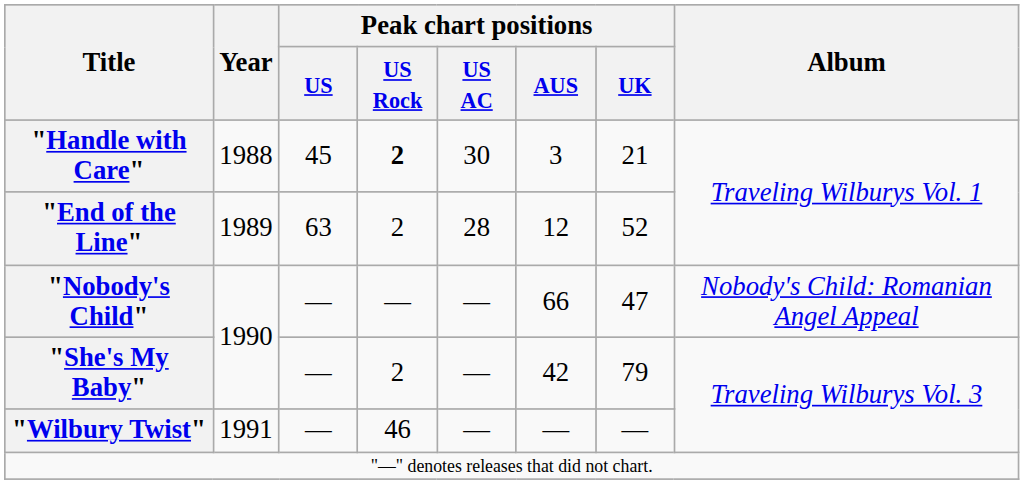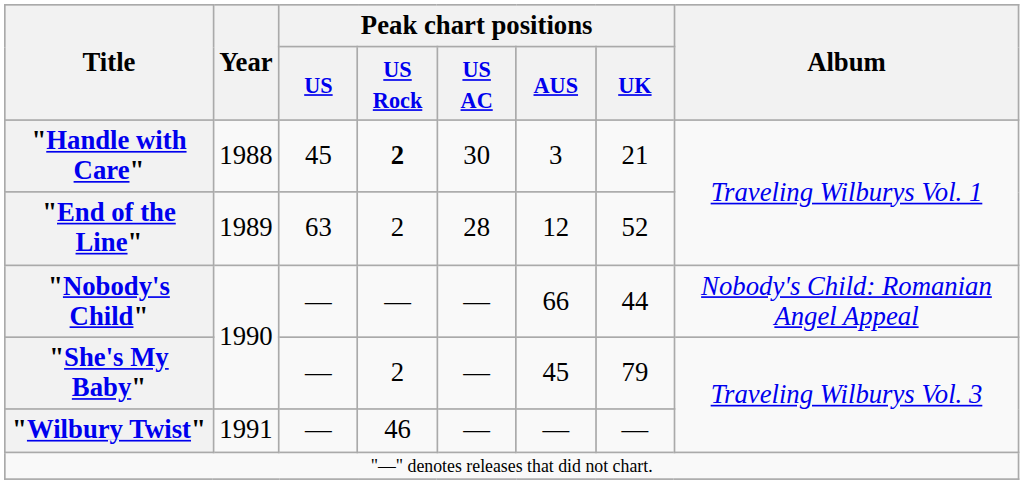(635, 300) 47 -> (635, 300) 44
(556, 372) 42 -> (556, 372) 45
